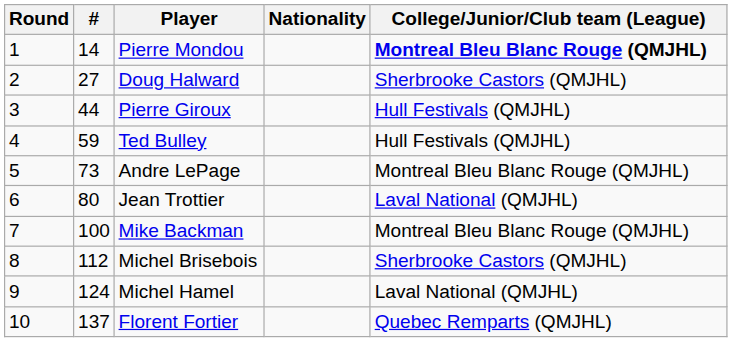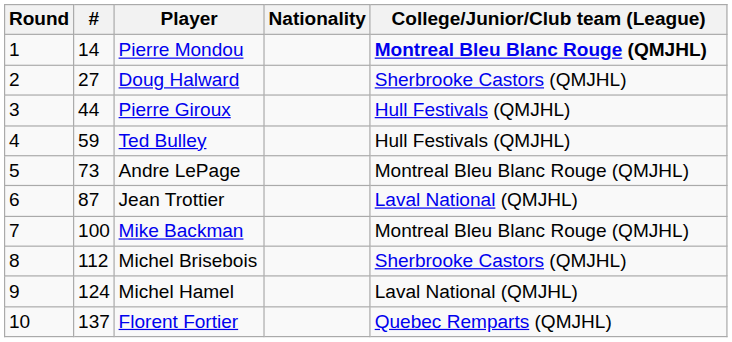(89, 200) 80 -> (89, 200) 87
